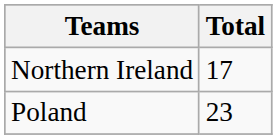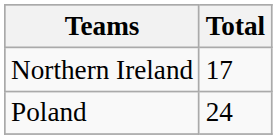(219, 112) 23 -> (219, 112) 24
